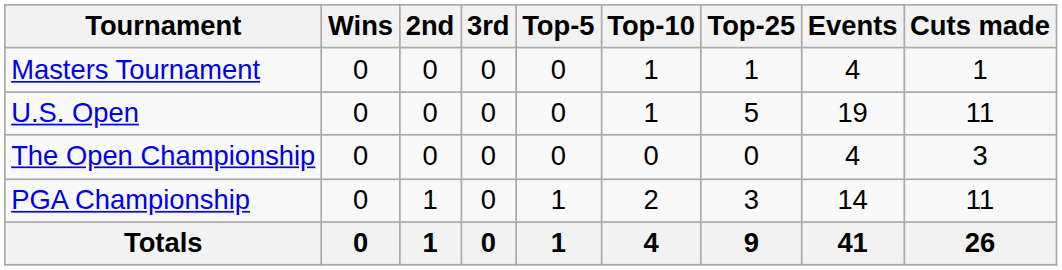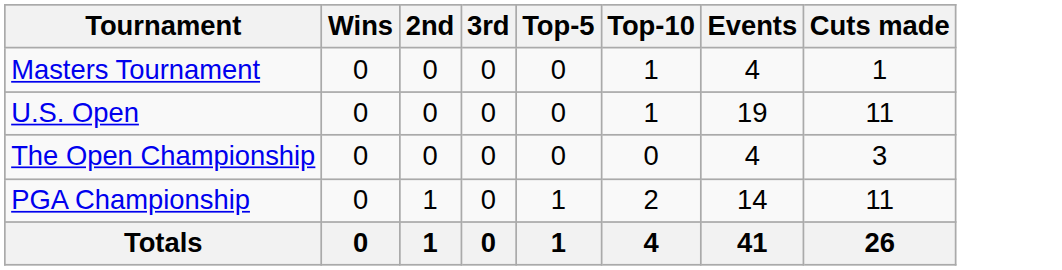- column: (751, 26)
